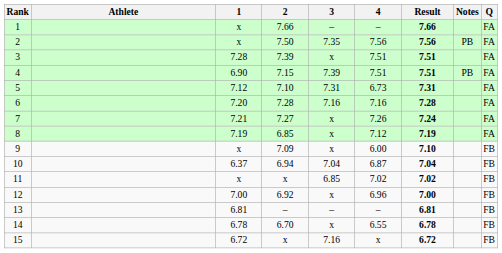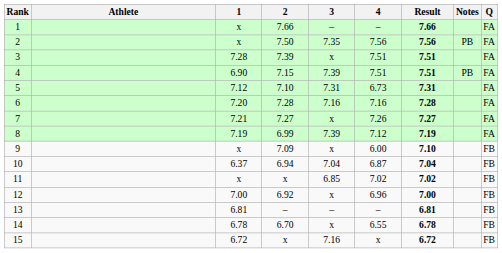(427, 118) 7.24 -> (427, 118) 7.27
(285, 133) 6.85 -> (285, 133) 6.99
(332, 133) x -> (332, 133) 7.39
